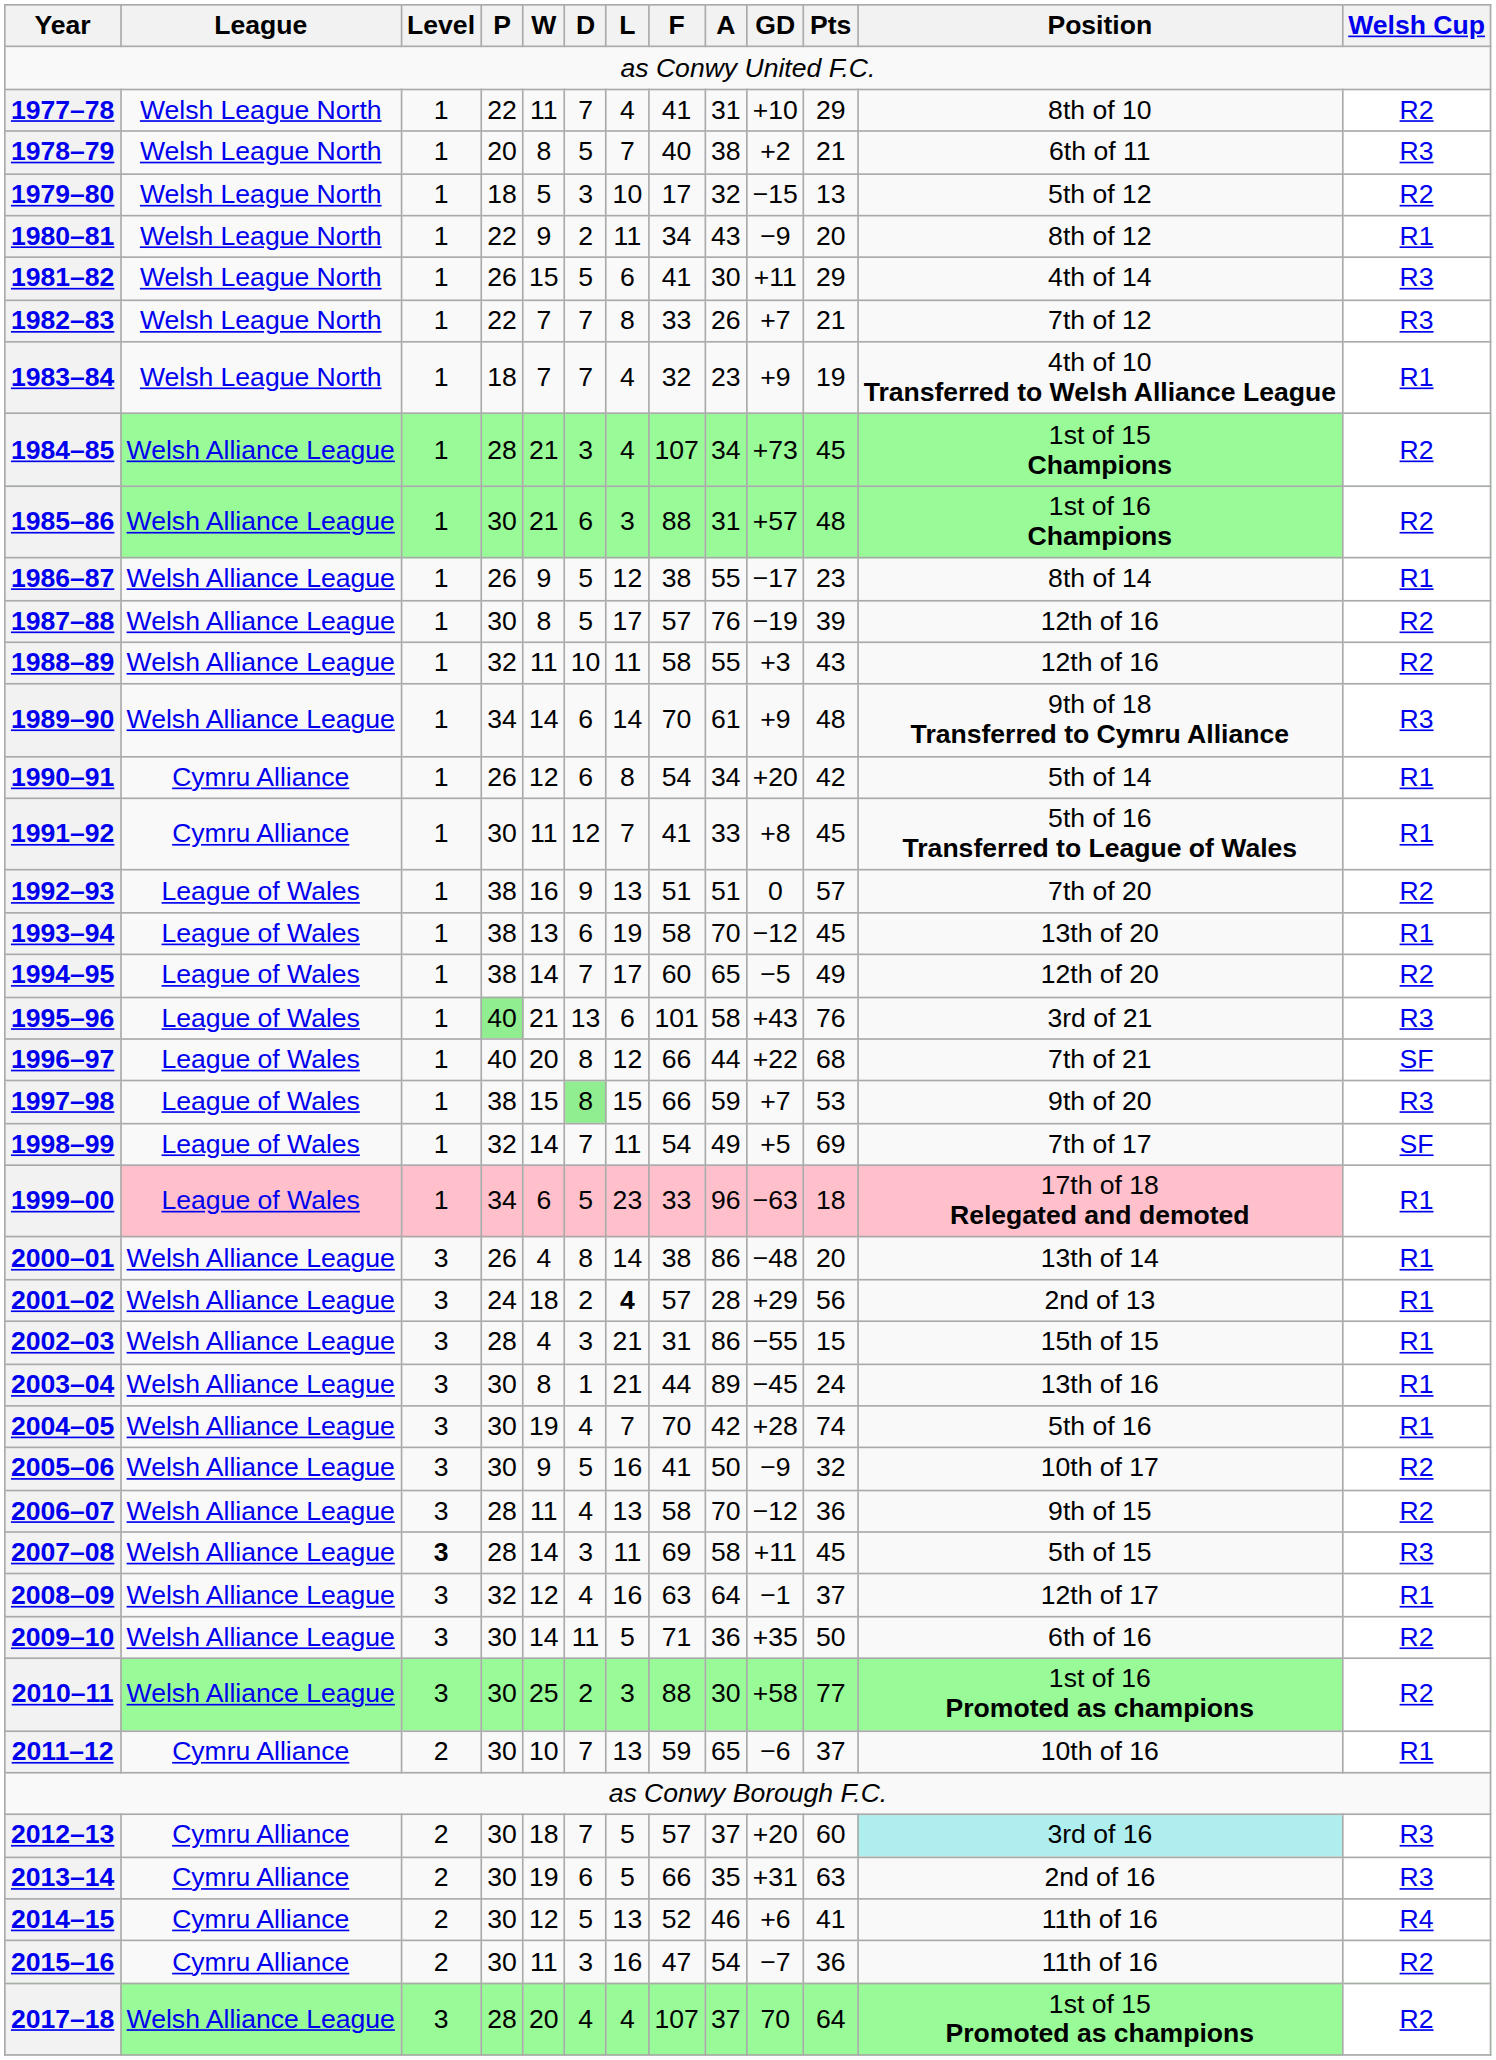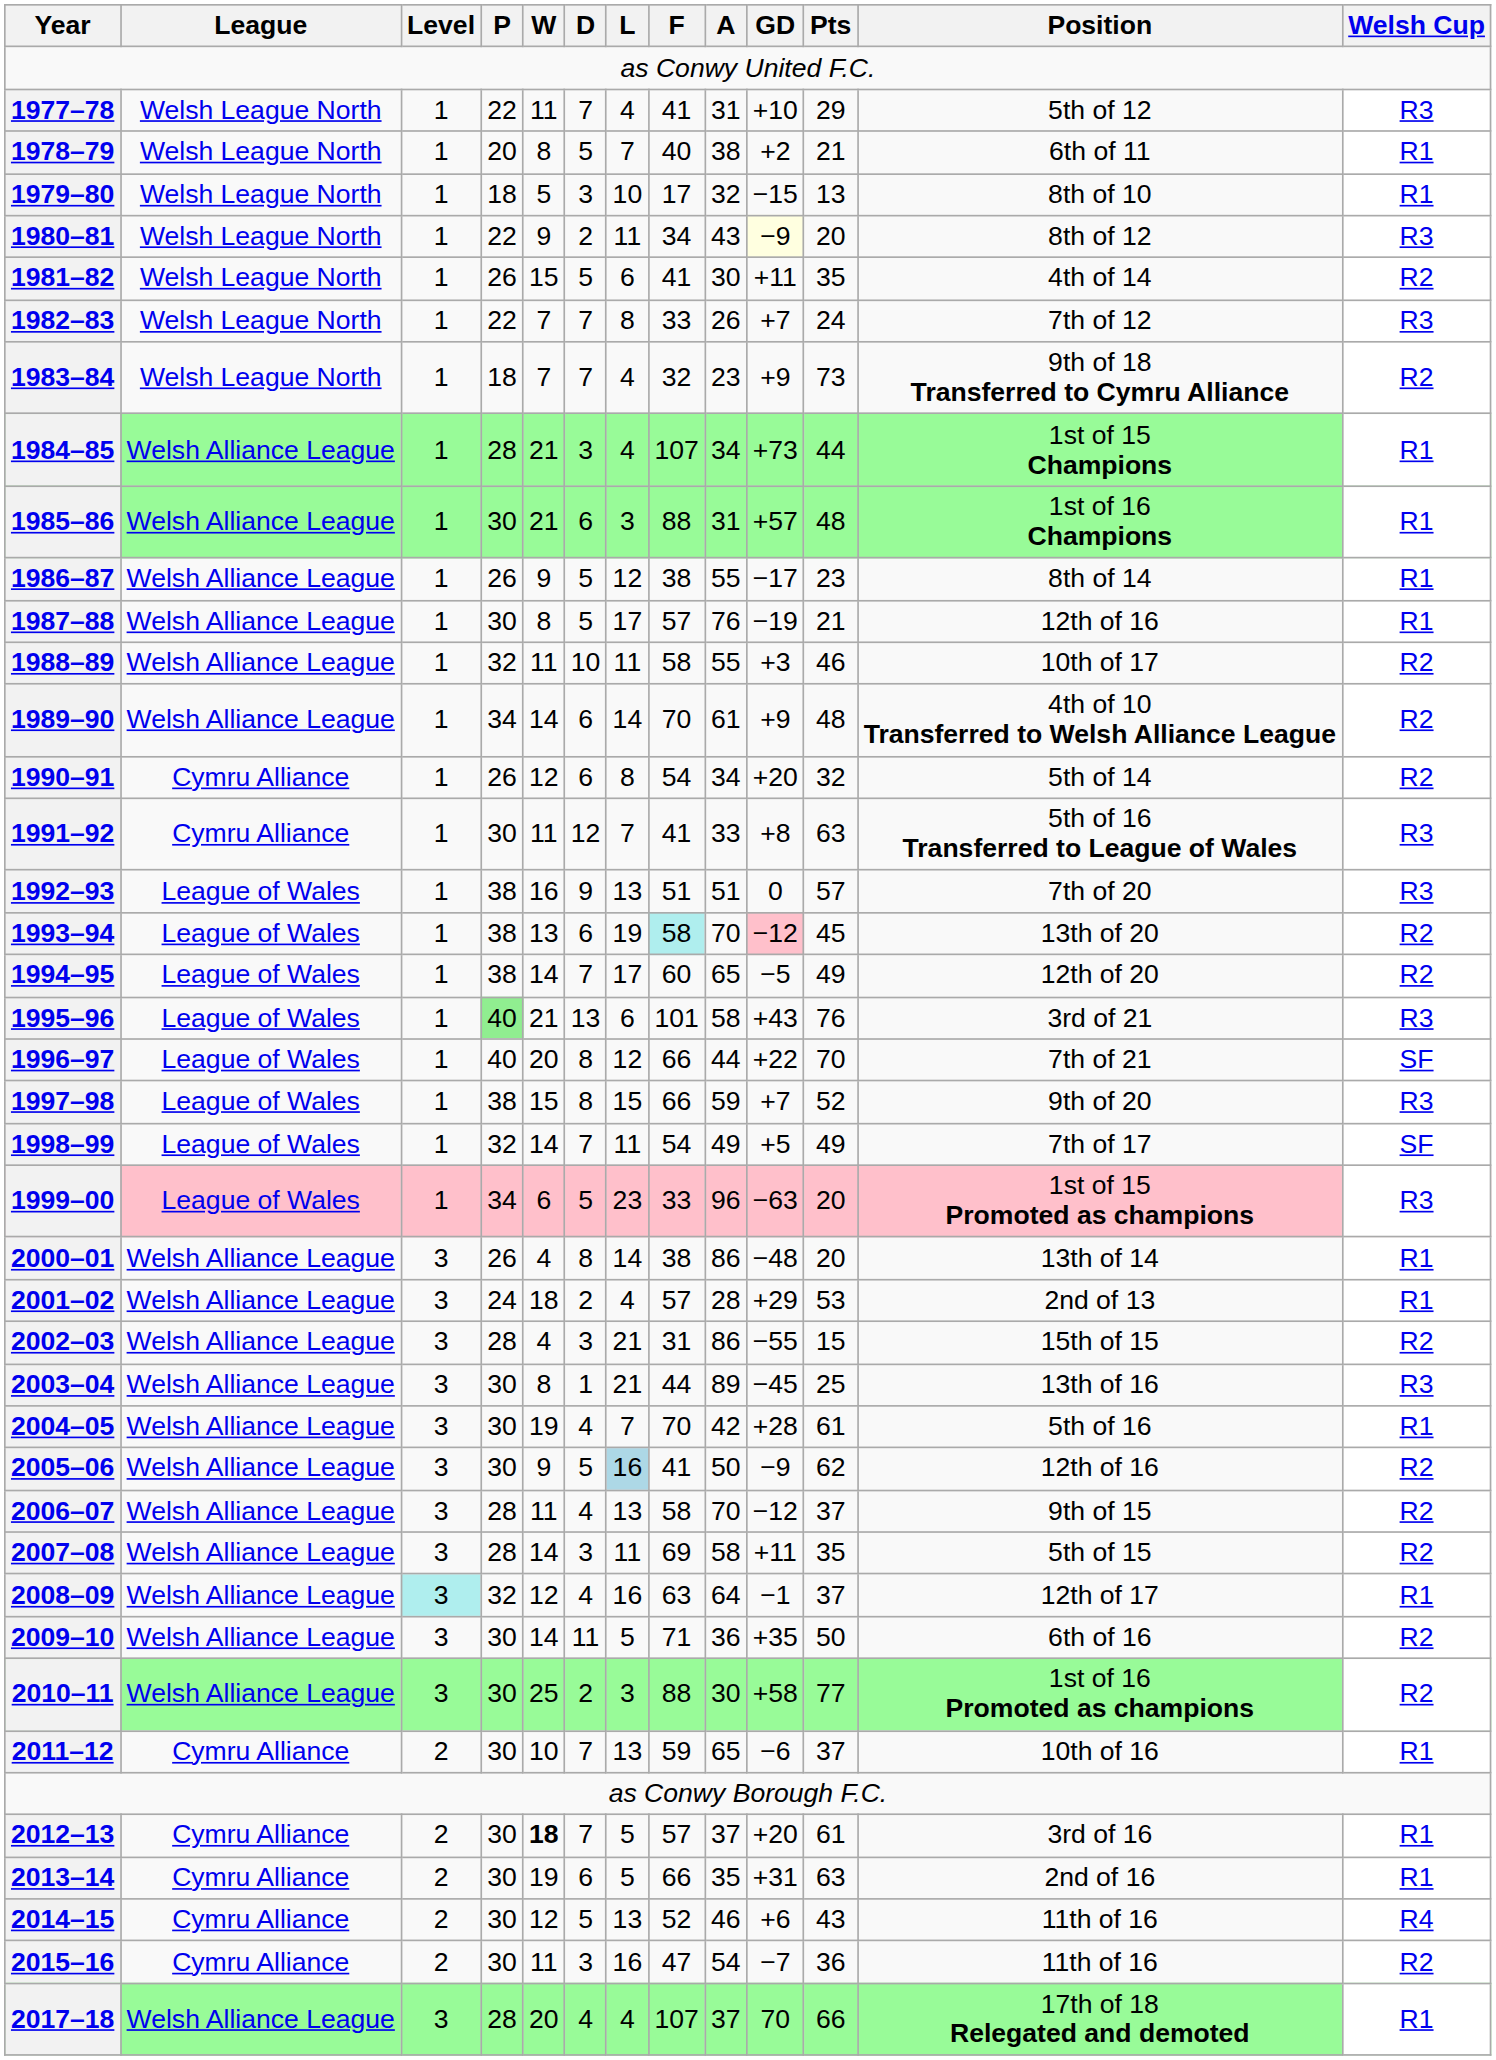(1100, 109) 8th of 10 -> (1100, 109) 5th of 12
(1417, 109) R2 -> (1417, 109) R3
(1417, 151) R3 -> (1417, 151) R1
(1100, 194) 5th of 12 -> (1100, 194) 8th of 10
(1417, 194) R2 -> (1417, 194) R1
(775, 236) no background -> (775, 236) lightyellow background
(1417, 236) R1 -> (1417, 236) R3
(831, 278) 29 -> (831, 278) 35
(1417, 278) R3 -> (1417, 278) R2
(831, 320) 21 -> (831, 320) 24
(831, 377) 19 -> (831, 377) 73
(1100, 377) 4th of 10 Transferred to Welsh Alliance League -> (1100, 377) 9th of 18 Transferred to Cymru Alliance
(1417, 377) R1 -> (1417, 377) R2
(831, 449) 45 -> (831, 449) 44
(1417, 449) R2 -> (1417, 449) R1
(1417, 521) R2 -> (1417, 521) R1
(831, 620) 39 -> (831, 620) 21
(1417, 620) R2 -> (1417, 620) R1
(831, 662) 43 -> (831, 662) 46
(1100, 662) 12th of 16 -> (1100, 662) 10th of 17
(1100, 719) 9th of 18 Transferred to Cymru Alliance -> (1100, 719) 4th of 10 Transferred to Welsh Alliance League
(1417, 719) R3 -> (1417, 719) R2
(831, 776) 42 -> (831, 776) 32
(1417, 776) R1 -> (1417, 776) R2
(831, 833) 45 -> (831, 833) 63
(1417, 833) R1 -> (1417, 833) R3
(1417, 891) R2 -> (1417, 891) R3
(677, 933) no background -> (677, 933) paleturquoise background
(775, 933) no background -> (775, 933) pink background
(1417, 933) R1 -> (1417, 933) R2
(831, 1059) 68 -> (831, 1059) 70
(586, 1101) lightgreen background -> (586, 1101) no background
(831, 1101) 53 -> (831, 1101) 52
(831, 1143) 69 -> (831, 1143) 49
(831, 1200) 18 -> (831, 1200) 20
(1100, 1200) 17th of 18 Relegated and demoted -> (1100, 1200) 1st of 15 Promoted as champions
(1417, 1200) R1 -> (1417, 1200) R3
(627, 1300) bold -> (627, 1300) normal
(831, 1300) 56 -> (831, 1300) 53
(1417, 1342) R1 -> (1417, 1342) R2
(831, 1384) 24 -> (831, 1384) 25
(1417, 1384) R1 -> (1417, 1384) R3
(831, 1426) 74 -> (831, 1426) 61
(627, 1468) no background -> (627, 1468) lightblue background
(831, 1468) 32 -> (831, 1468) 62
(1100, 1468) 10th of 17 -> (1100, 1468) 12th of 16
(831, 1510) 36 -> (831, 1510) 37
(441, 1552) bold -> (441, 1552) normal
(831, 1552) 45 -> (831, 1552) 35
(1417, 1552) R3 -> (1417, 1552) R2
(441, 1594) no background -> (441, 1594) paleturquoise background
(544, 1835) normal -> (544, 1835) bold
(831, 1835) 60 -> (831, 1835) 61
(1100, 1835) paleturquoise background -> (1100, 1835) no background
(1417, 1835) R3 -> (1417, 1835) R1
(1417, 1877) R3 -> (1417, 1877) R1
(831, 1919) 41 -> (831, 1919) 43
(831, 2018) 64 -> (831, 2018) 66
(1100, 2018) 1st of 15 Promoted as champions -> (1100, 2018) 17th of 18 Relegated and demoted
(1417, 2018) R2 -> (1417, 2018) R1
